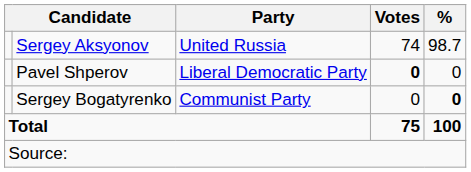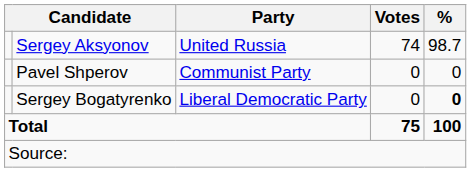(273, 72) Liberal Democratic Party -> (245, 72) Communist Party
(415, 72) bold -> (415, 72) normal
(245, 99) Communist Party -> (273, 99) Liberal Democratic Party
